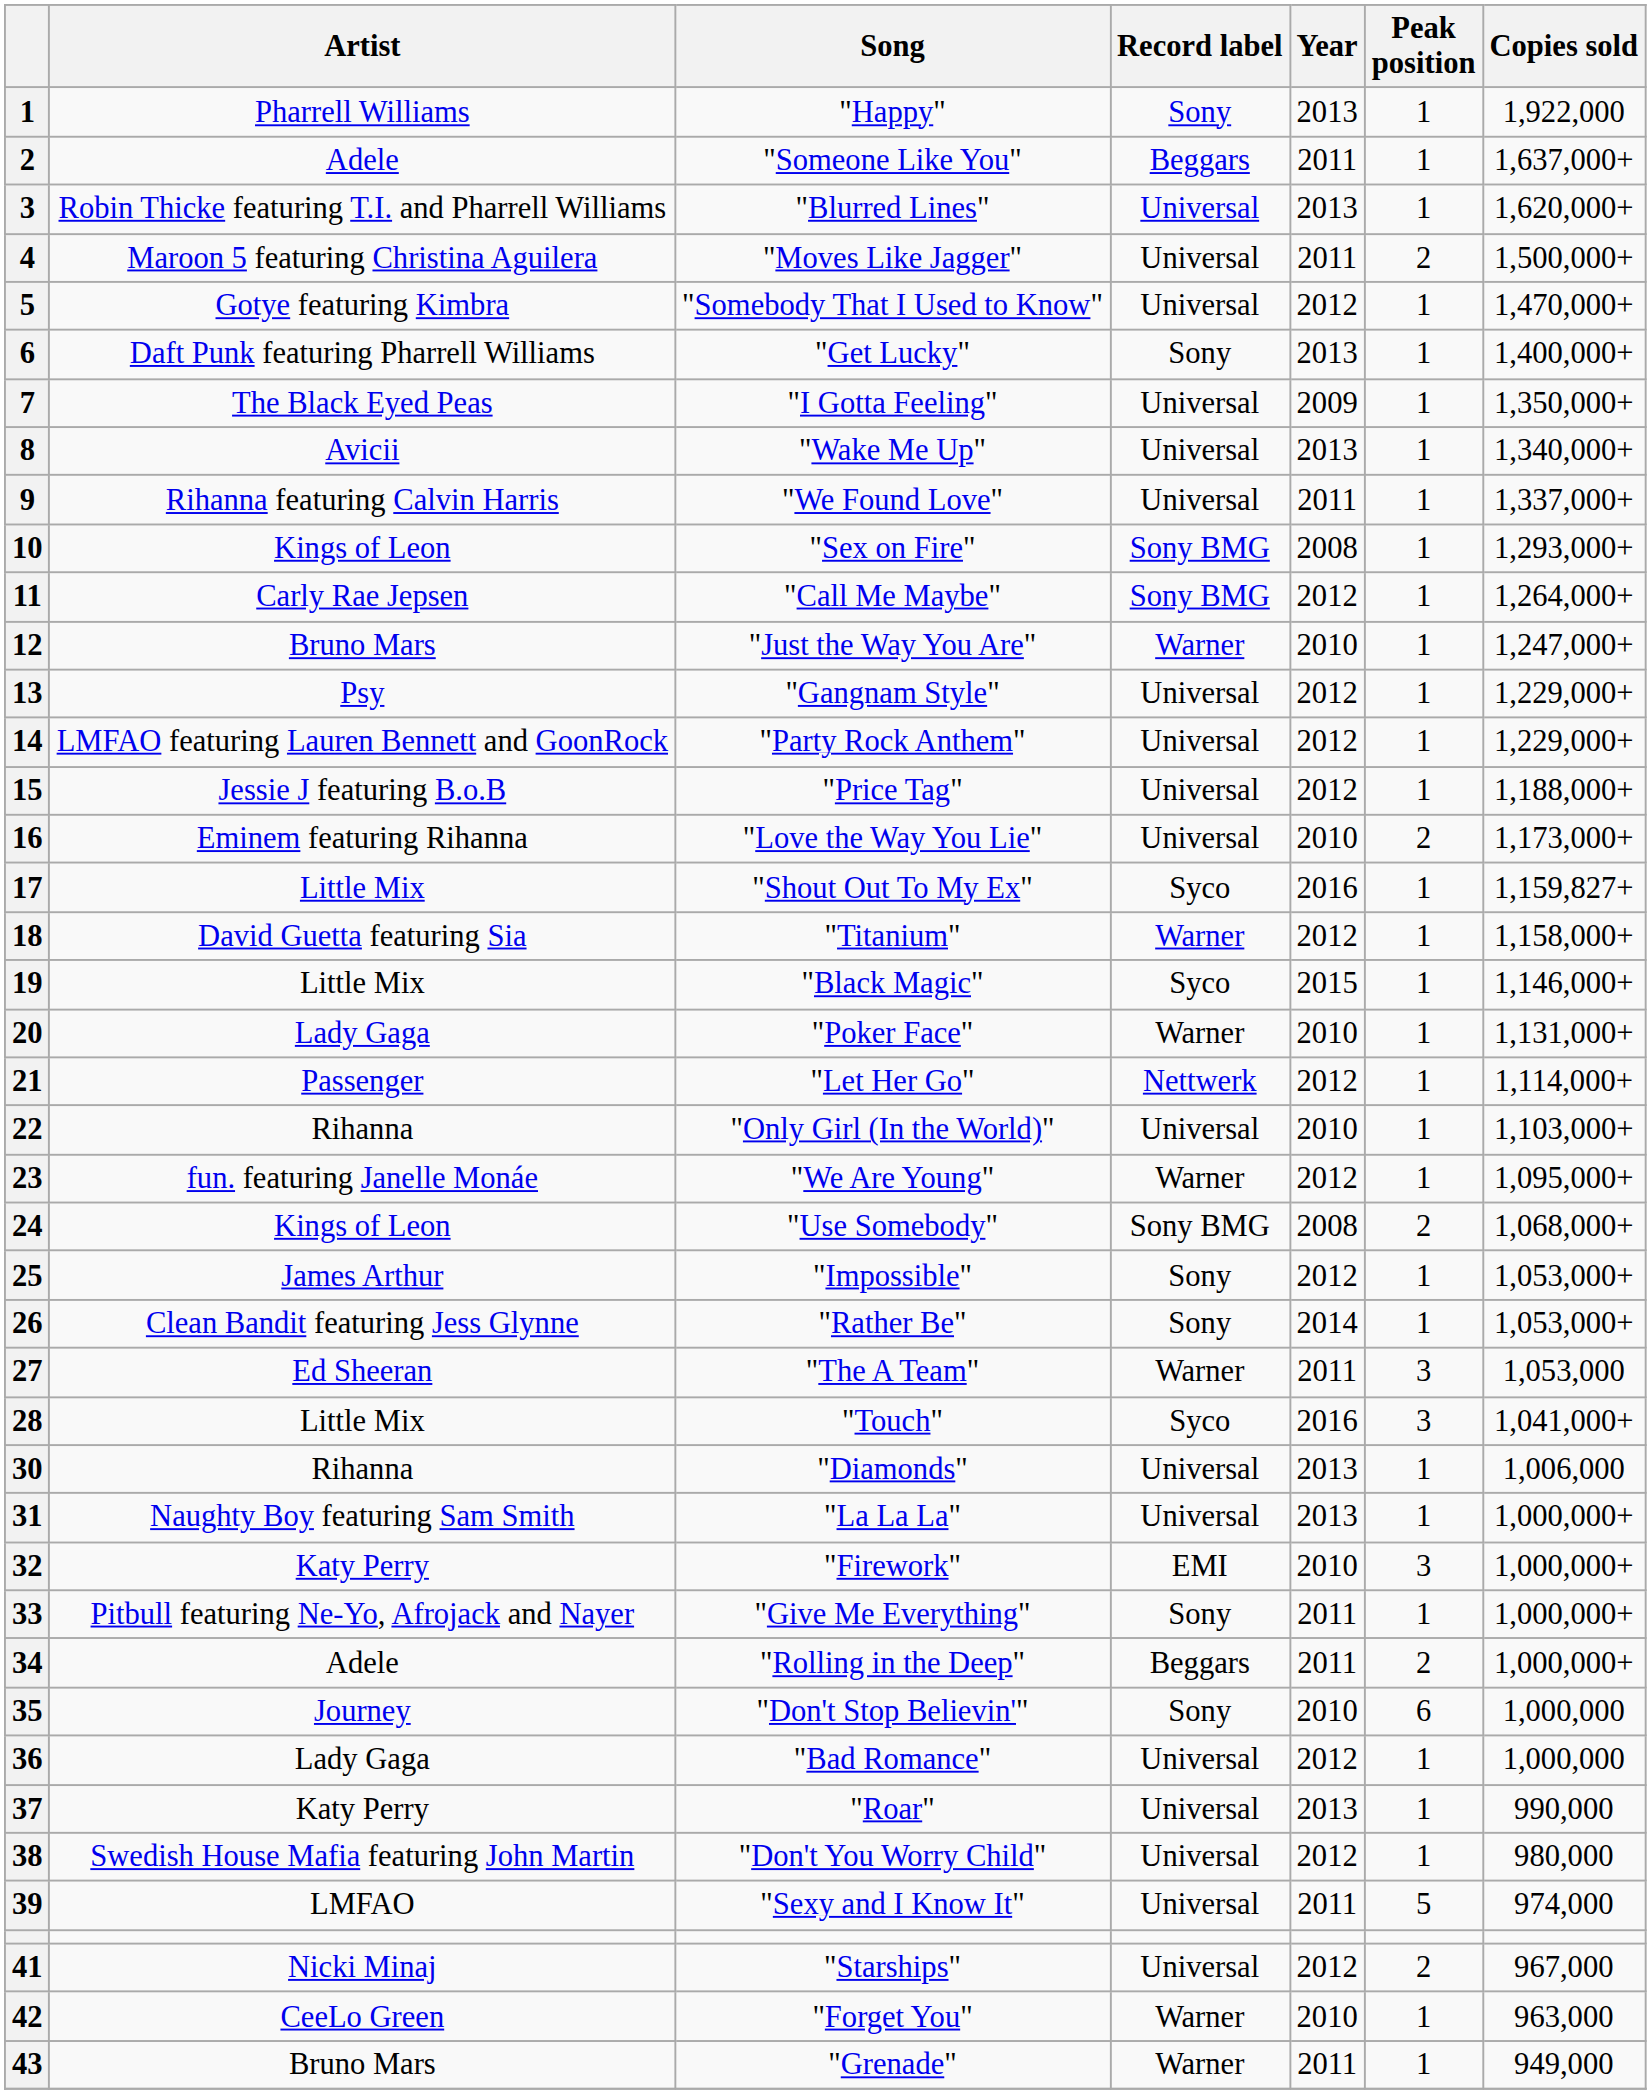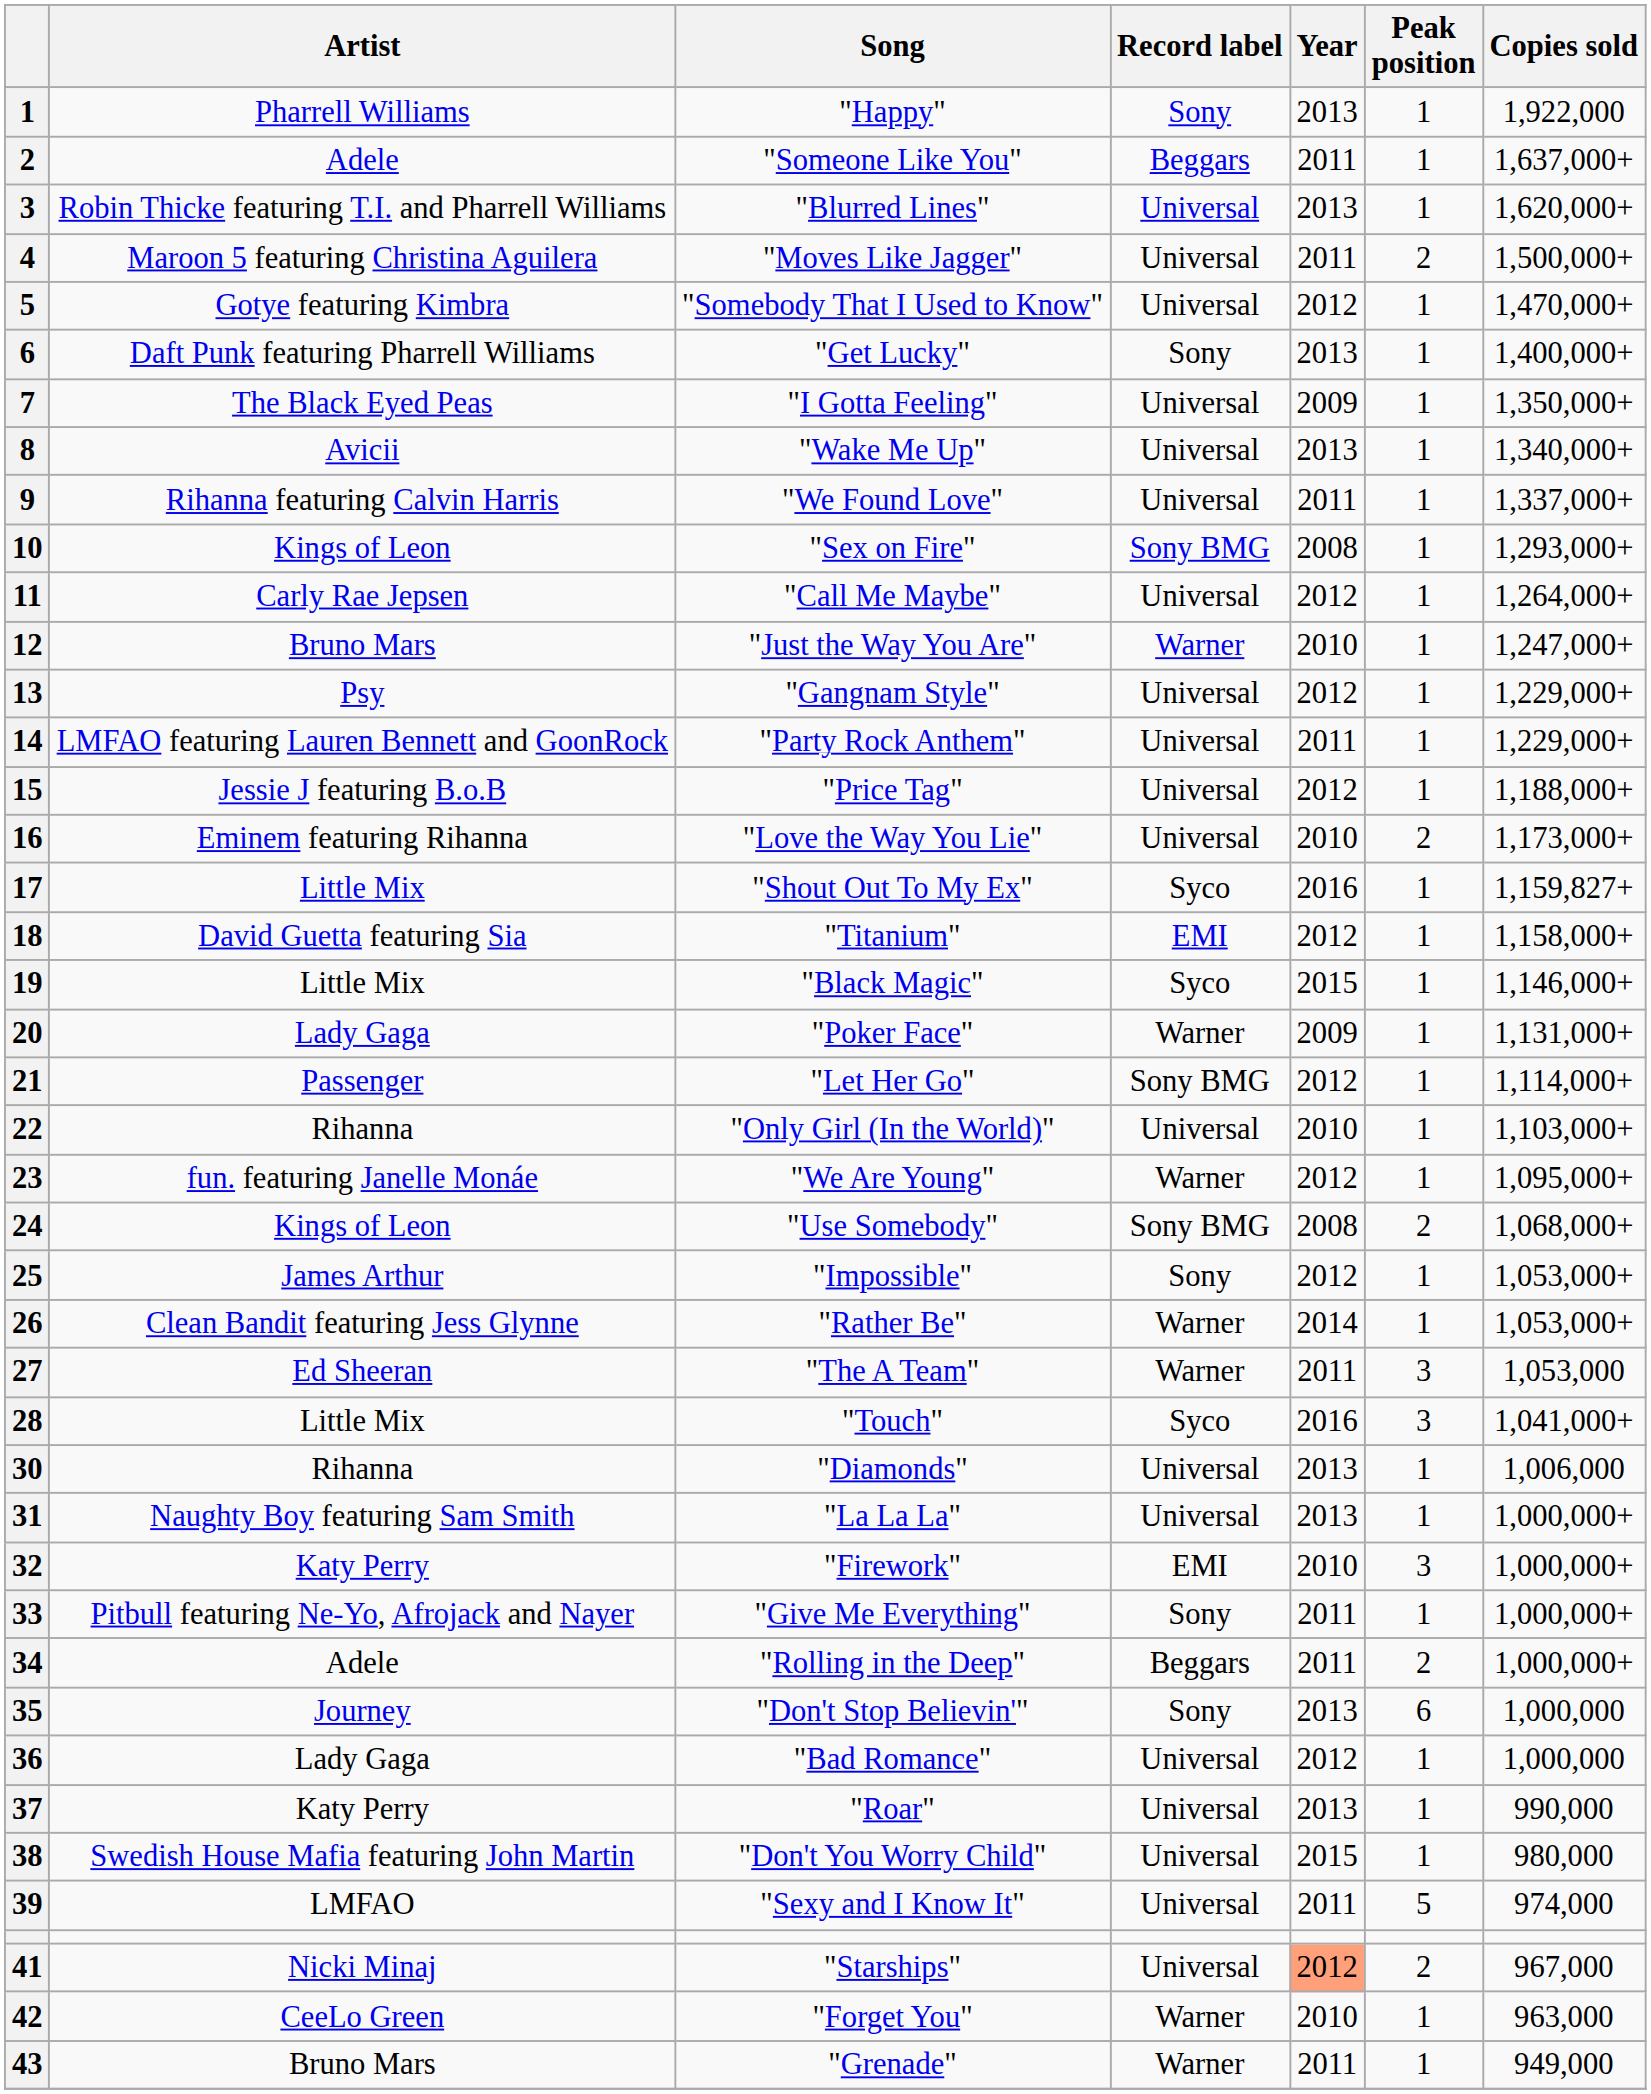(1200, 596) Sony BMG -> (1200, 596) Universal
(1327, 741) 2012 -> (1327, 741) 2011
(1200, 935) Warner -> (1200, 935) EMI
(1327, 1032) 2010 -> (1327, 1032) 2009
(1200, 1080) Nettwerk -> (1200, 1080) Sony BMG
(1200, 1323) Sony -> (1200, 1323) Warner
(1327, 1710) 2010 -> (1327, 1710) 2013
(1327, 1856) 2012 -> (1327, 1856) 2015
(1327, 1967) no background -> (1327, 1967) lightsalmon background
